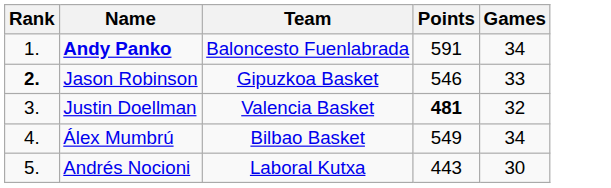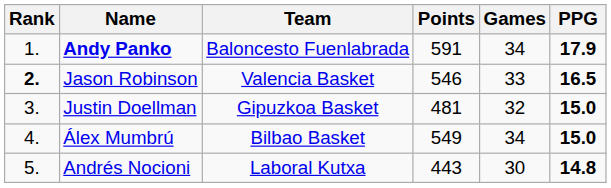+ column: (578, 19)
(308, 78) Gipuzkoa Basket -> (308, 78) Valencia Basket
(308, 108) Valencia Basket -> (308, 108) Gipuzkoa Basket
(446, 108) bold -> (446, 108) normal
